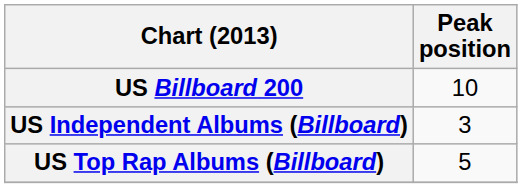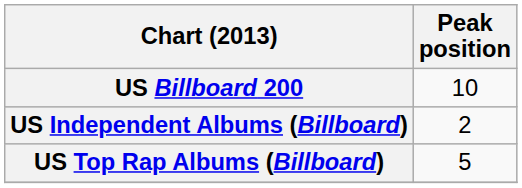(465, 125) 3 -> (465, 125) 2
